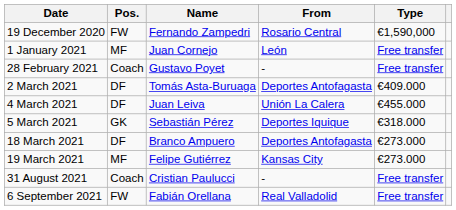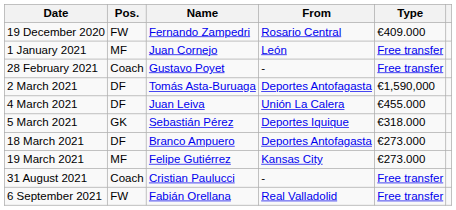(406, 31) €1,590,000 -> (401, 31) €409.000
(401, 86) €409.000 -> (406, 86) €1,590,000
